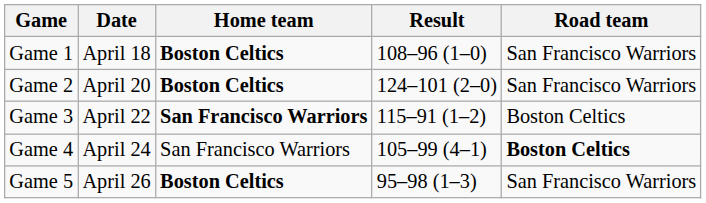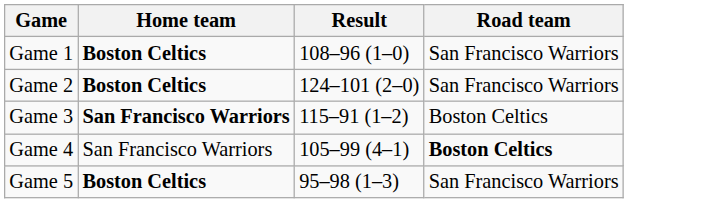- column: (117, 20)
